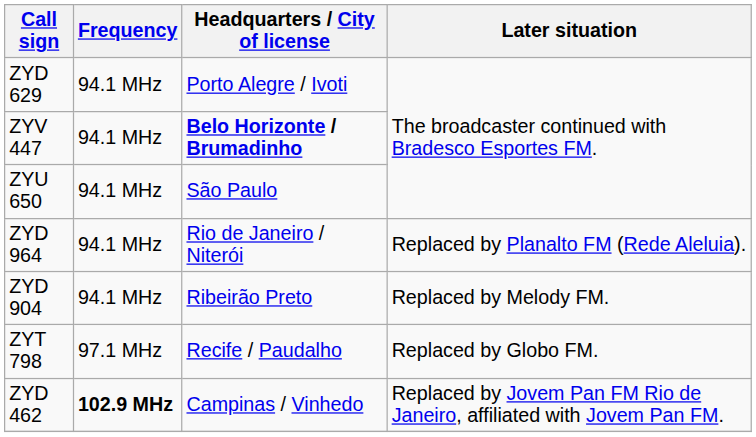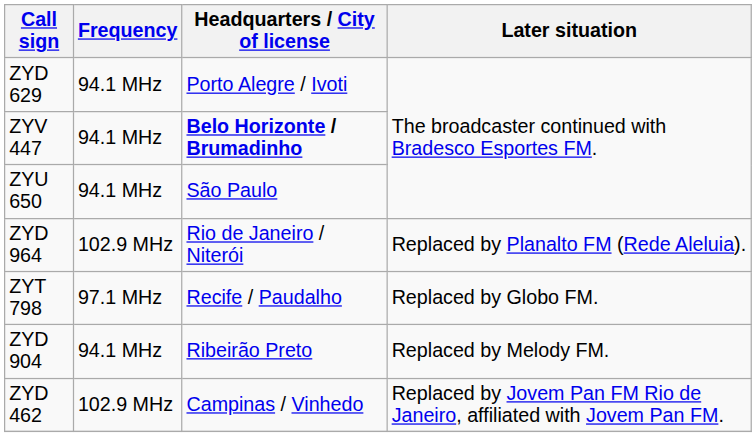(120, 244) 94.1 MHz -> (125, 244) 102.9 MHz
rows swapped: (28, 351) <-> (29, 297)
(125, 404) bold -> (125, 404) normal
